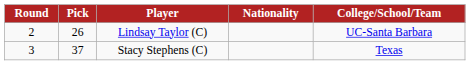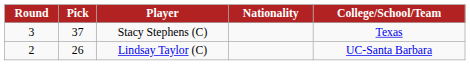rows swapped: (163, 32) <-> (163, 50)
